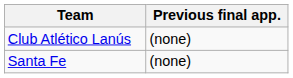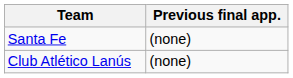rows swapped: (69, 38) <-> (37, 61)
